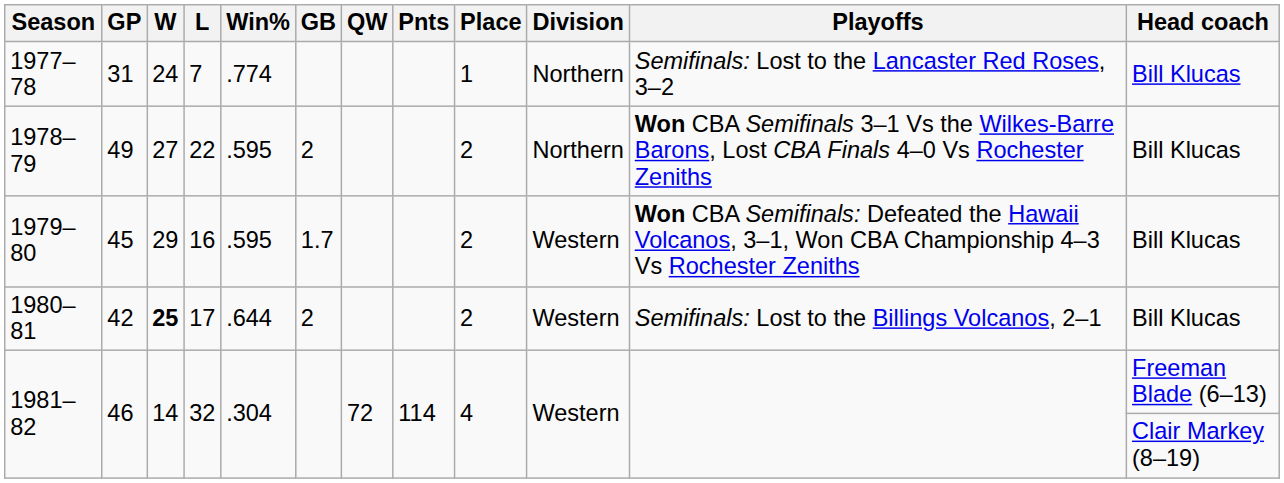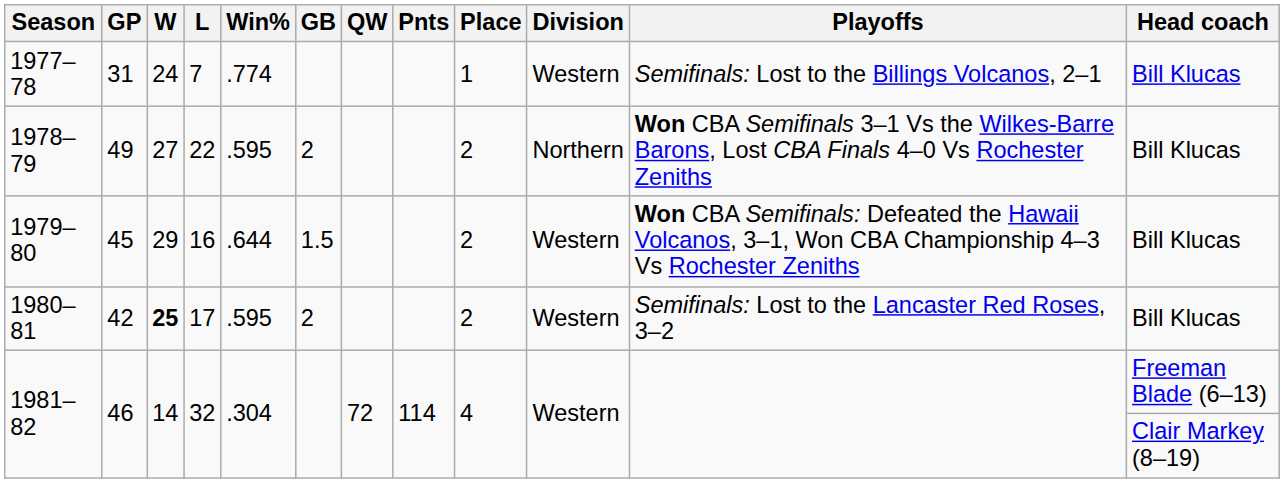(578, 73) Northern -> (576, 73) Western
(870, 73) Semifinals: Lost to the Lancaster Red Roses, 3–2 -> (868, 73) Semifinals: Lost to the Billings Volcanos, 2–1
(249, 240) .595 -> (249, 240) .644
(317, 240) 1.7 -> (317, 240) 1.5
(249, 317) .644 -> (249, 317) .595
(868, 317) Semifinals: Lost to the Billings Volcanos, 2–1 -> (870, 317) Semifinals: Lost to the Lancaster Red Roses, 3–2
